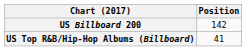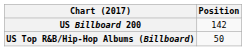(219, 39) 41 -> (219, 39) 50
